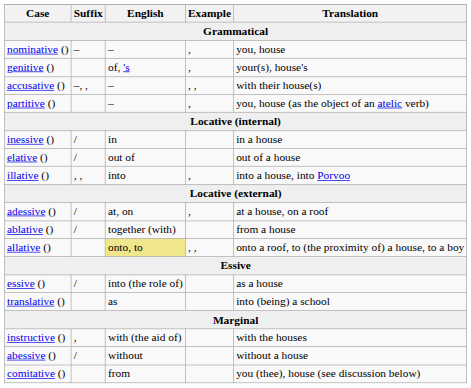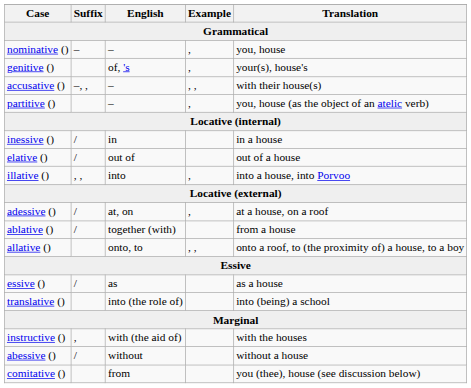(125, 247) khaki background -> (125, 247) no background
(145, 283) into (the role of) -> (113, 283) as
(113, 301) as -> (145, 301) into (the role of)
